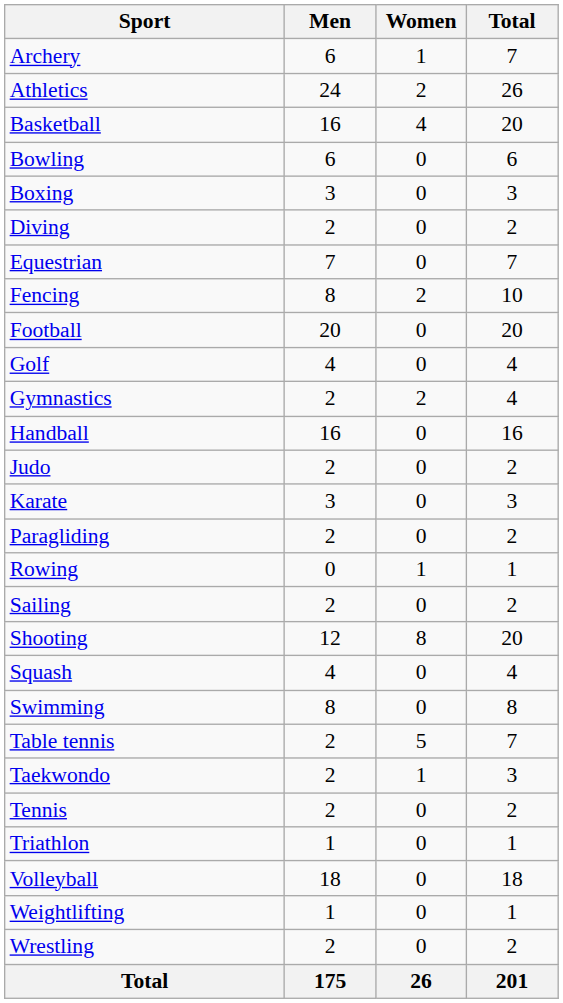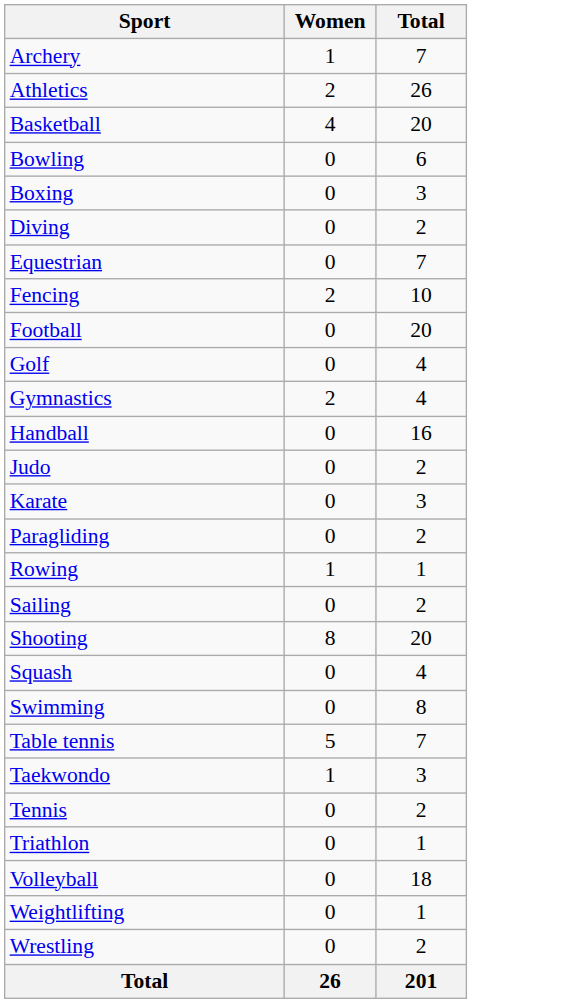- column: (330, 21)
